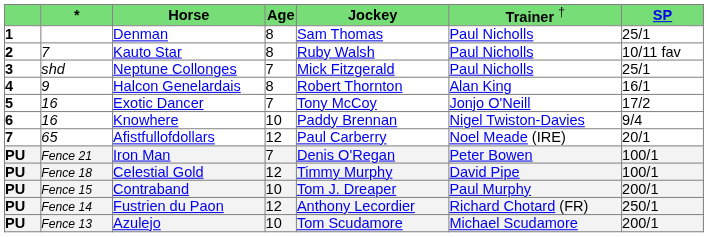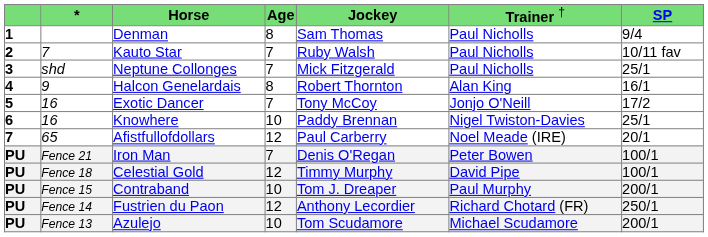(636, 34) 25/1 -> (632, 34) 9/4
(270, 51) 8 -> (270, 51) 7
(632, 120) 9/4 -> (636, 120) 25/1
